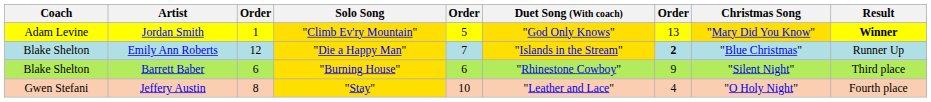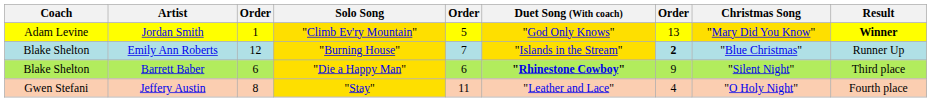(360, 50) "Die a Happy Man" -> (360, 50) "Burning House"
(360, 69) "Burning House" -> (360, 69) "Die a Happy Man"
(569, 69) normal -> (569, 69) bold
(464, 87) 10 -> (464, 87) 11
